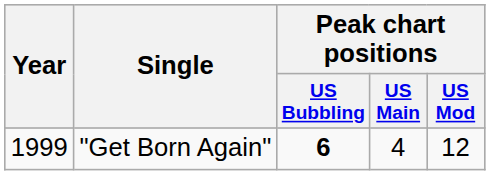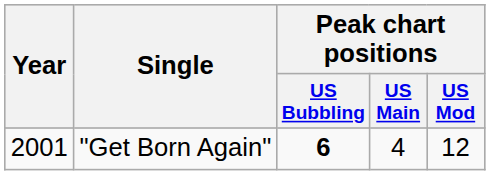(39, 148) 1999 -> (39, 148) 2001
